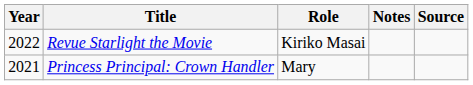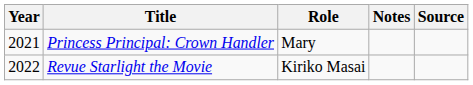rows swapped: (161, 67) <-> (130, 42)
